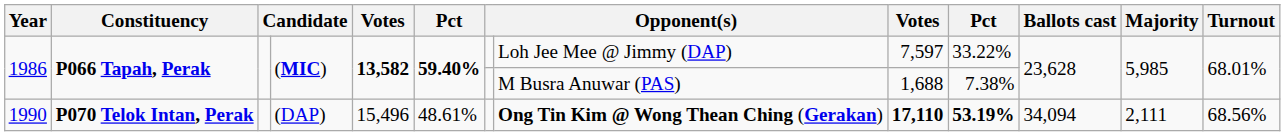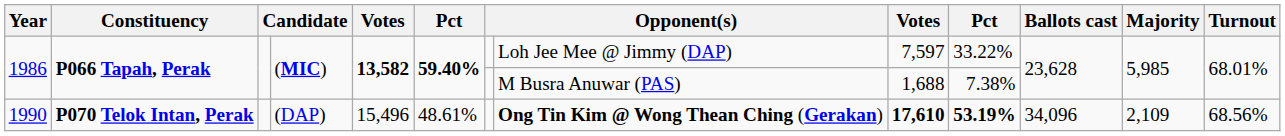(918, 115) 17,110 -> (918, 115) 17,610
(1050, 115) 34,094 -> (1051, 115) 34,096
(1146, 115) 2,111 -> (1148, 115) 2,109
